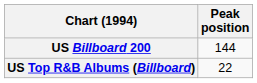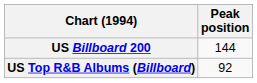(225, 68) 22 -> (225, 68) 92
